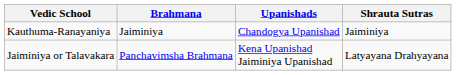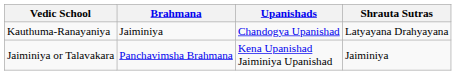(367, 31) Jaiminiya -> (397, 31) Latyayana Drahyayana
(397, 55) Latyayana Drahyayana -> (367, 55) Jaiminiya
